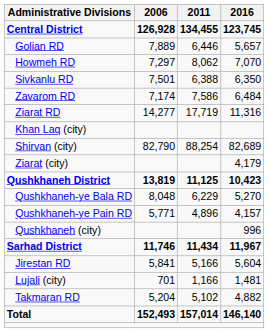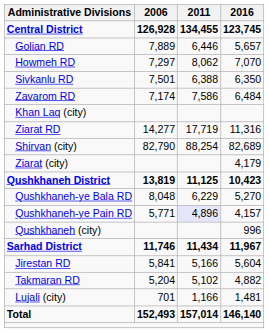rows swapped: (38, 113) <-> (51, 130)
(205, 213) no background -> (205, 213) lavender background
rows swapped: (47, 297) <-> (40, 280)
